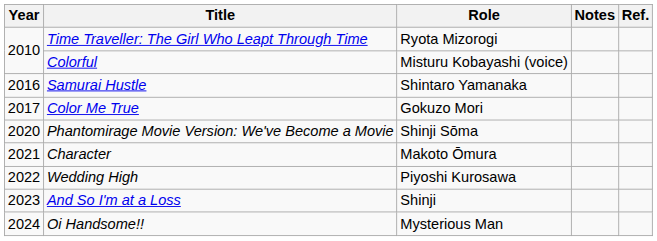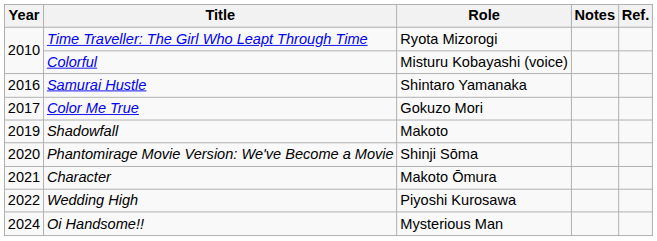+ row: (83, 131)
- row: (114, 200)
